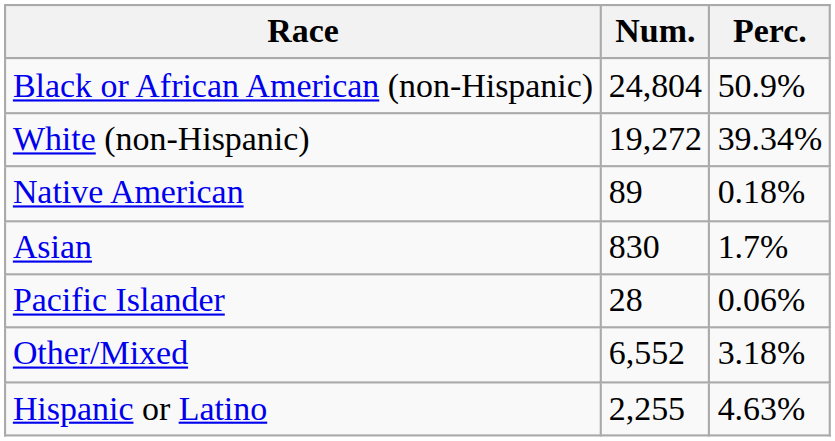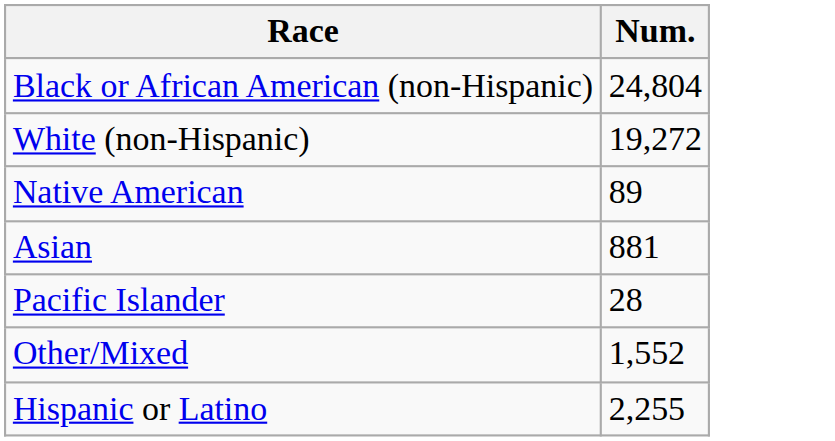- column: (770, 31)
(634, 246) 830 -> (634, 246) 881
(647, 354) 6,552 -> (647, 354) 1,552
